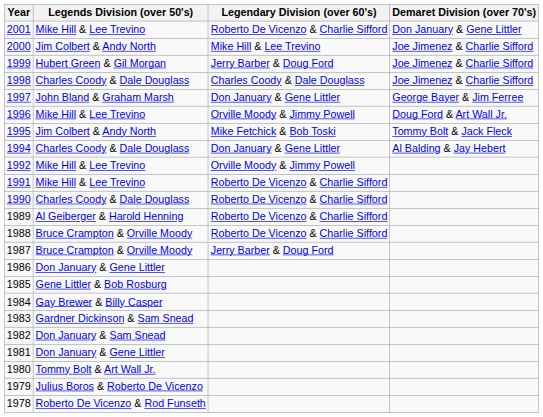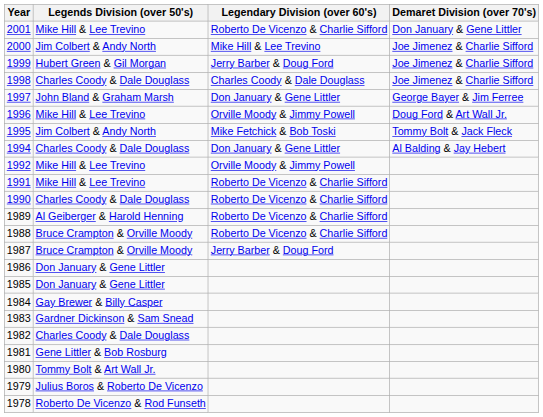(101, 285) Gene Littler & Bob Rosburg -> (100, 285) Don January & Gene Littler
(101, 336) Don January & Sam Snead -> (112, 336) Charles Coody & Dale Douglass
(100, 353) Don January & Gene Littler -> (101, 353) Gene Littler & Bob Rosburg
